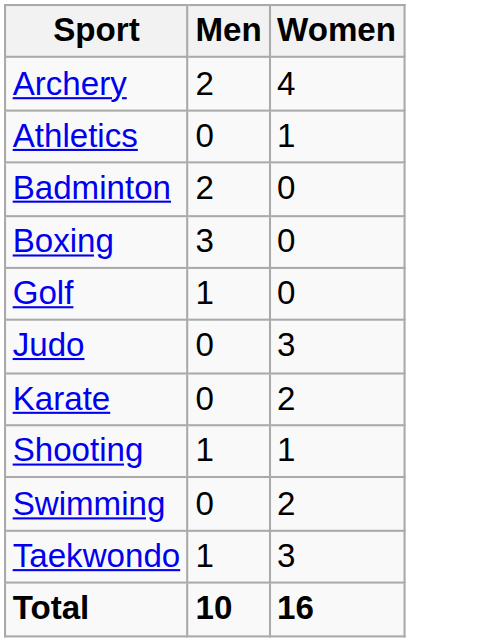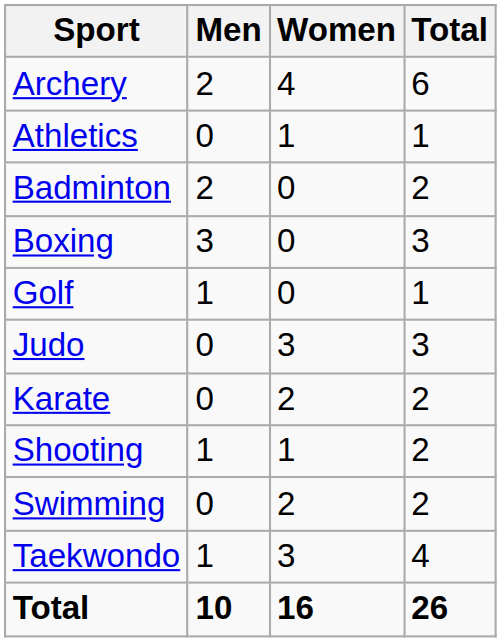+ column: (450, 30)
